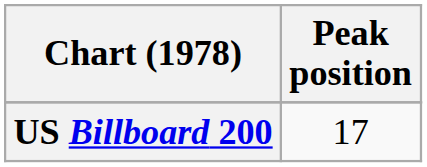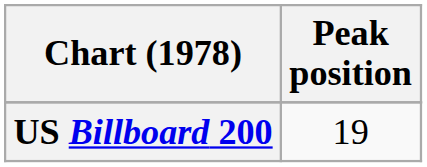(351, 131) 17 -> (351, 131) 19
